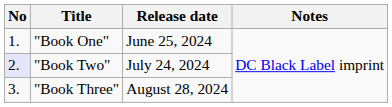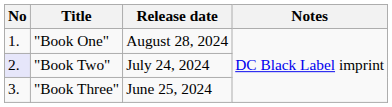(169, 41) June 25, 2024 -> (177, 41) August 28, 2024
(177, 89) August 28, 2024 -> (169, 89) June 25, 2024
